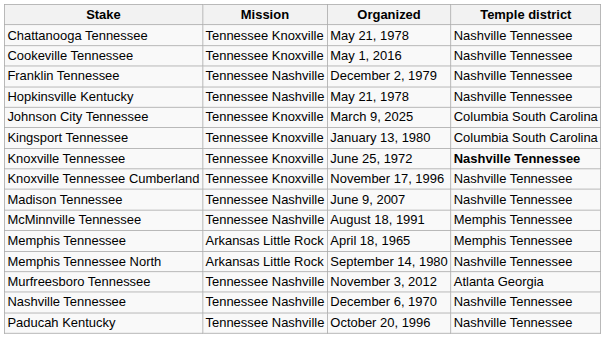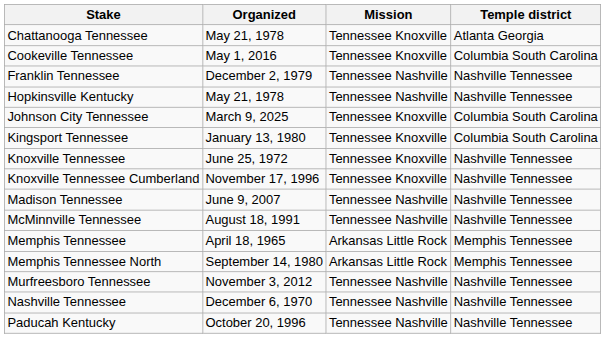columns swapped: (389, 14) <-> (265, 14)
(513, 35) Nashville Tennessee -> (499, 35) Atlanta Georgia
(513, 55) Nashville Tennessee -> (526, 55) Columbia South Carolina
(517, 158) bold -> (513, 158) normal
(513, 220) Memphis Tennessee -> (513, 220) Nashville Tennessee
(513, 261) Nashville Tennessee -> (513, 261) Memphis Tennessee
(499, 281) Atlanta Georgia -> (513, 281) Nashville Tennessee
